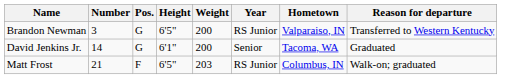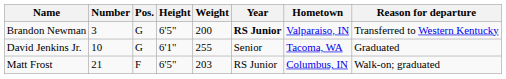(255, 30) normal -> (258, 30) bold
(97, 47) 14 -> (97, 47) 10
(204, 47) 200 -> (204, 47) 255
